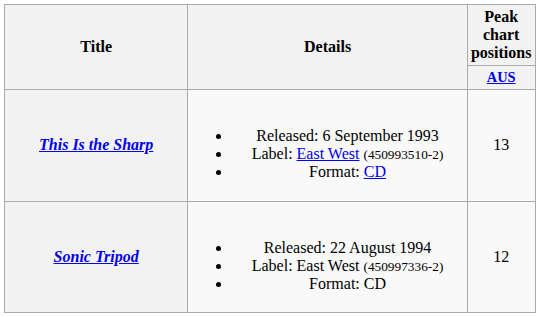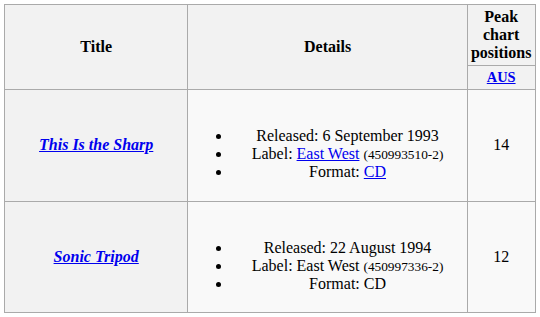(501, 145) 13 -> (501, 145) 14
